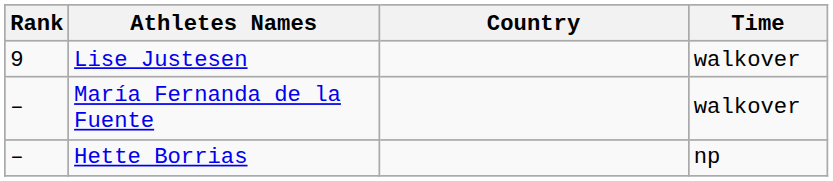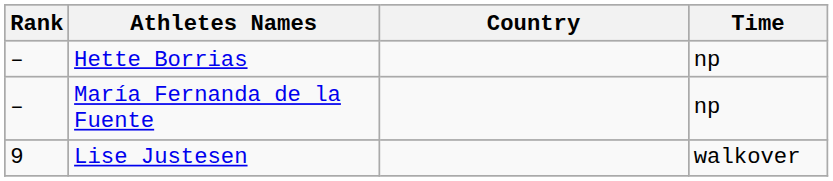rows swapped: (161, 59) <-> (161, 157)
(747, 108) walkover -> (707, 108) np
